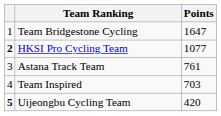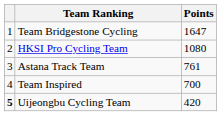(10, 48) bold -> (10, 48) normal
(195, 48) 1077 -> (195, 48) 1080
(192, 84) 703 -> (192, 84) 700
